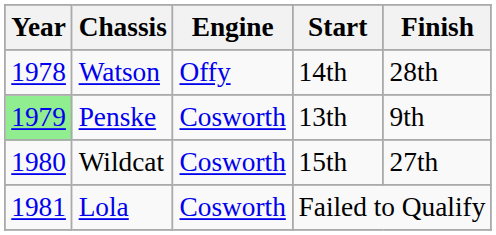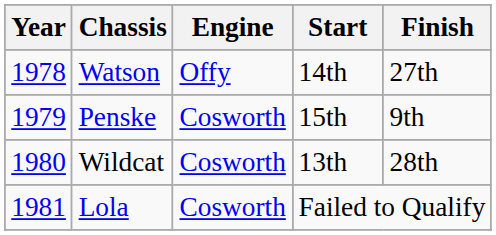(414, 72) 28th -> (414, 72) 27th
(39, 117) lightgreen background -> (39, 117) no background
(323, 117) 13th -> (323, 117) 15th
(323, 162) 15th -> (323, 162) 13th
(414, 162) 27th -> (414, 162) 28th
